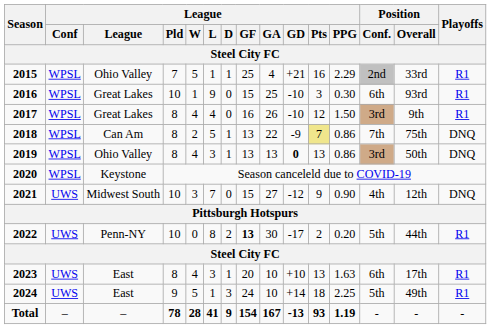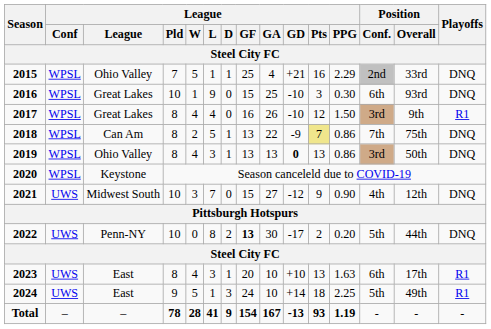(462, 74) R1 -> (462, 74) DNQ
(462, 94) R1 -> (462, 94) DNQ
(462, 234) R1 -> (462, 234) DNQ
